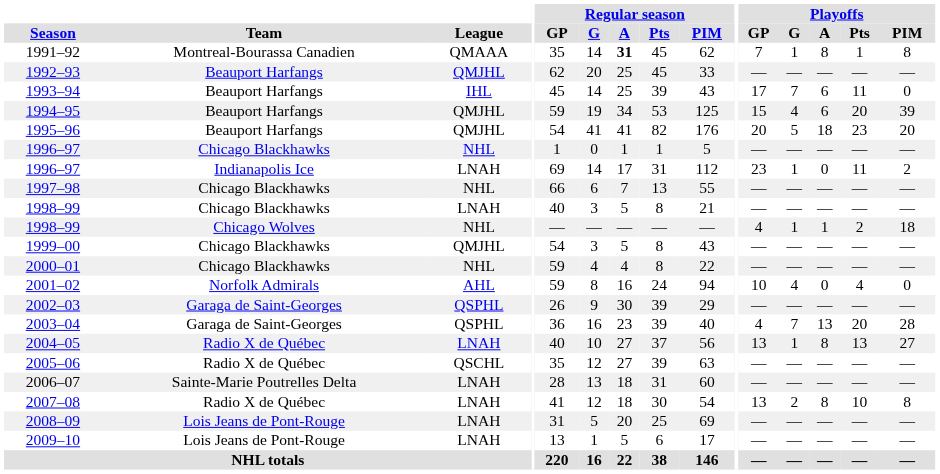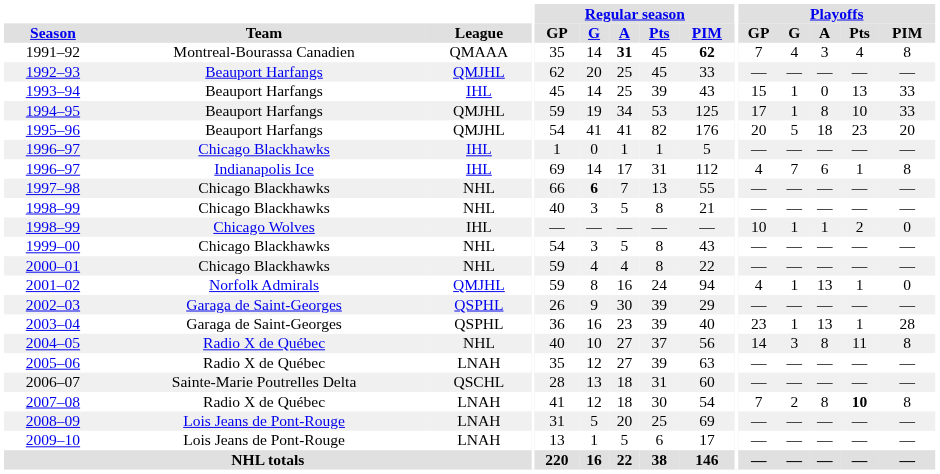(707, 52) normal -> (707, 52) bold
(794, 52) 1 -> (794, 52) 4
(825, 52) 8 -> (825, 52) 3
(860, 52) 1 -> (860, 52) 4
(759, 91) 17 -> (759, 91) 15
(794, 91) 7 -> (794, 91) 1
(825, 91) 6 -> (825, 91) 0
(860, 91) 11 -> (860, 91) 13
(907, 91) 0 -> (907, 91) 33
(759, 110) 15 -> (759, 110) 17
(794, 110) 4 -> (794, 110) 1
(825, 110) 6 -> (825, 110) 8
(860, 110) 20 -> (860, 110) 10
(907, 110) 39 -> (907, 110) 33
(479, 149) NHL -> (479, 149) IHL
(479, 168) LNAH -> (479, 168) IHL
(759, 168) 23 -> (759, 168) 4
(794, 168) 1 -> (794, 168) 7
(825, 168) 0 -> (825, 168) 6
(860, 168) 11 -> (860, 168) 1
(907, 168) 2 -> (907, 168) 8
(594, 188) normal -> (594, 188) bold
(479, 207) LNAH -> (479, 207) NHL
(479, 227) NHL -> (479, 227) IHL
(759, 227) 4 -> (759, 227) 10
(907, 227) 18 -> (907, 227) 0
(479, 246) QMJHL -> (479, 246) NHL
(479, 285) AHL -> (479, 285) QMJHL
(759, 285) 10 -> (759, 285) 4
(794, 285) 4 -> (794, 285) 1
(825, 285) 0 -> (825, 285) 13
(860, 285) 4 -> (860, 285) 1
(759, 324) 4 -> (759, 324) 23
(794, 324) 7 -> (794, 324) 1
(860, 324) 20 -> (860, 324) 1
(479, 343) LNAH -> (479, 343) NHL
(759, 343) 13 -> (759, 343) 14
(794, 343) 1 -> (794, 343) 3
(860, 343) 13 -> (860, 343) 11
(907, 343) 27 -> (907, 343) 8
(479, 362) QSCHL -> (479, 362) LNAH
(479, 382) LNAH -> (479, 382) QSCHL
(759, 401) 13 -> (759, 401) 7
(860, 401) normal -> (860, 401) bold
